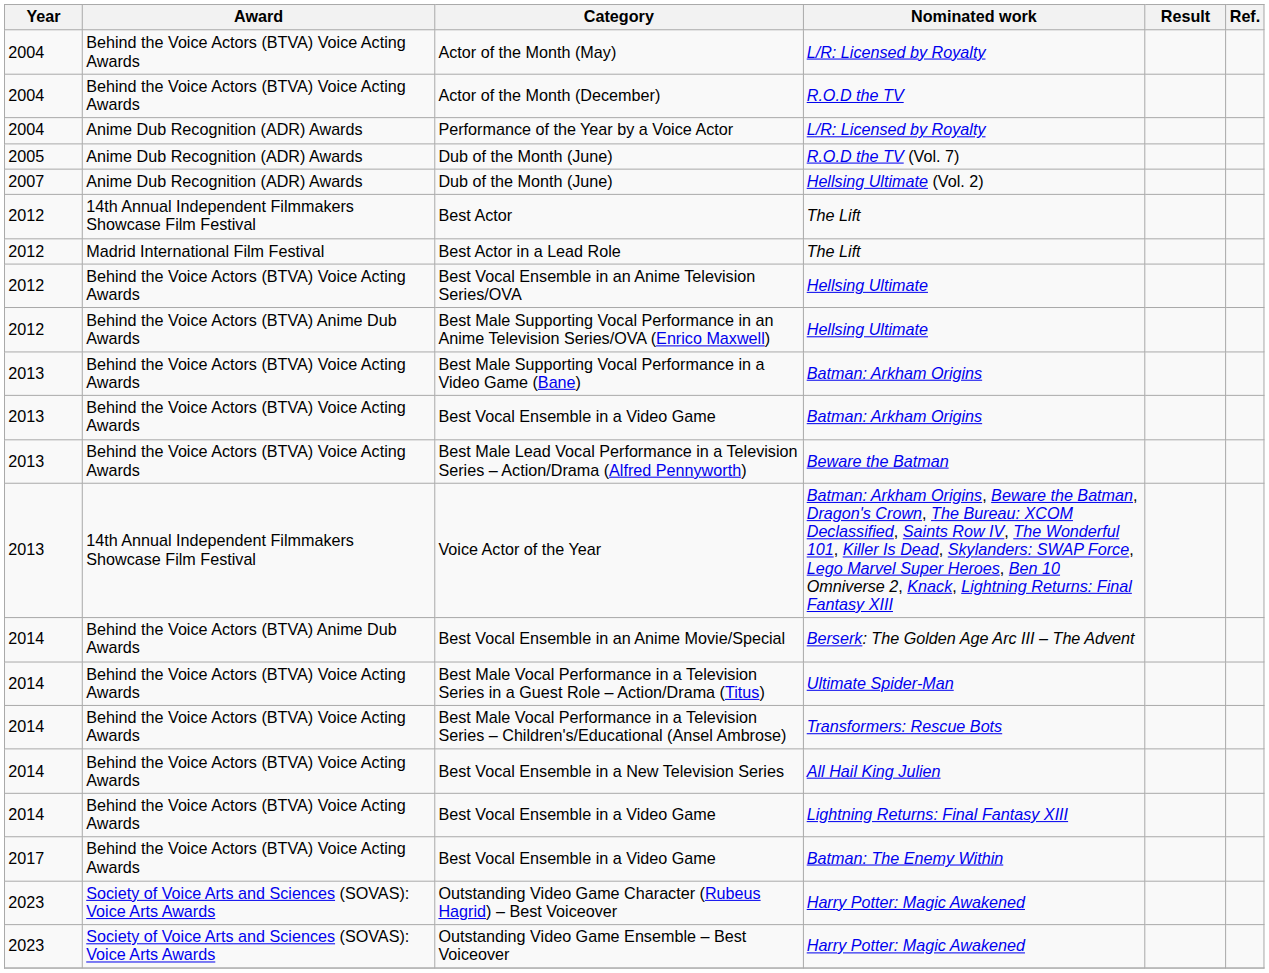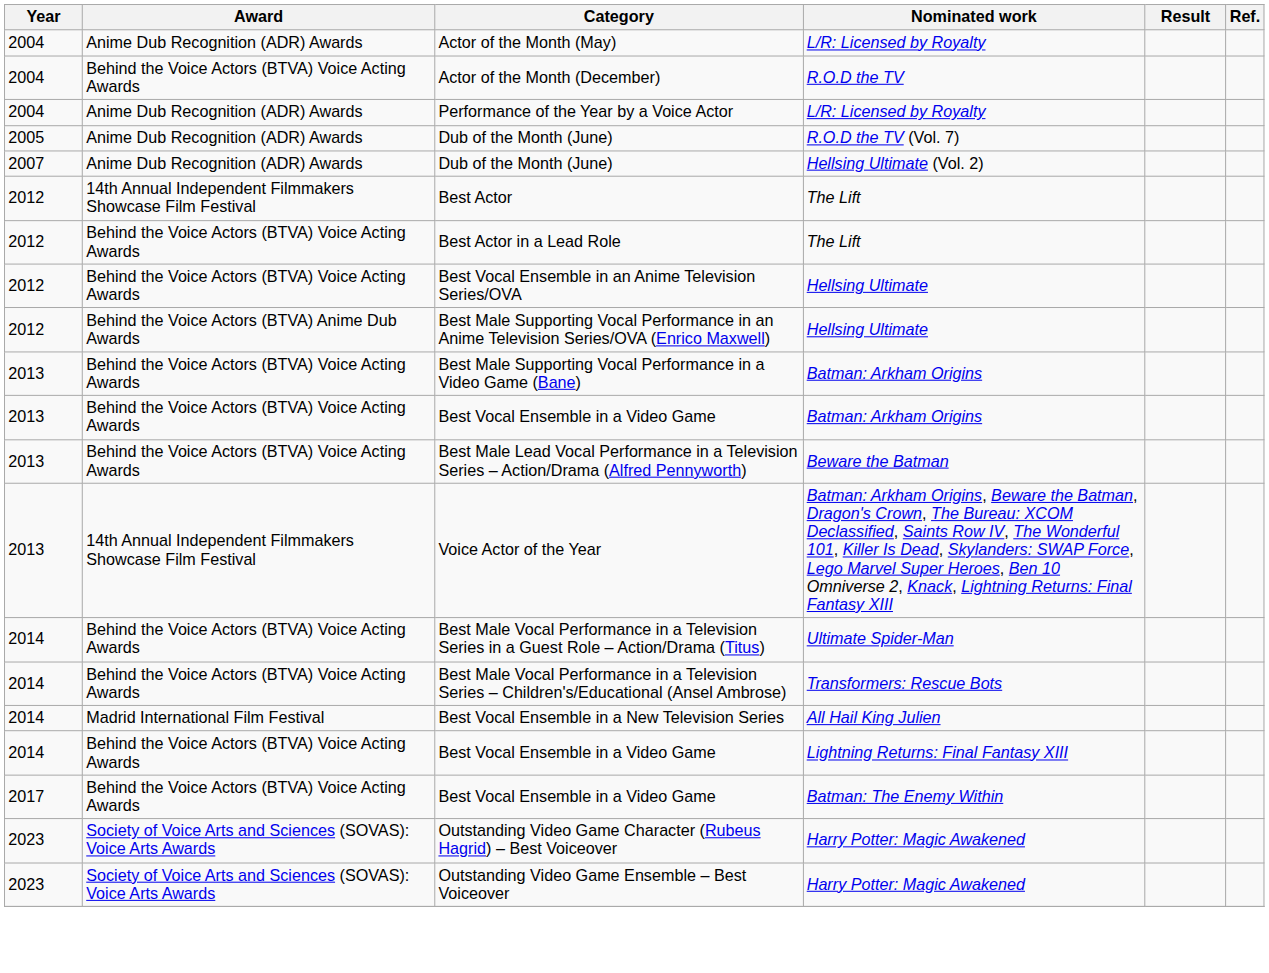(246, 52) Behind the Voice Actors (BTVA) Voice Acting Awards -> (224, 42) Anime Dub Recognition (ADR) Awards
(205, 251) Madrid International Film Festival -> (246, 242) Behind the Voice Actors (BTVA) Voice Acting Awards
- row: (612, 639)
(246, 771) Behind the Voice Actors (BTVA) Voice Acting Awards -> (205, 718) Madrid International Film Festival
